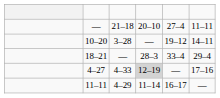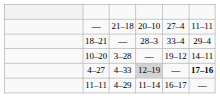rows swapped: (96, 56) <-> (96, 41)
(202, 71) normal -> (202, 71) bold
